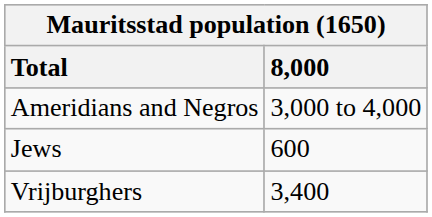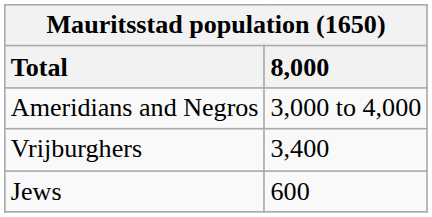rows swapped: (76, 190) <-> (36, 149)
